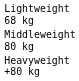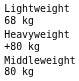rows swapped: (40, 41) <-> (37, 66)
